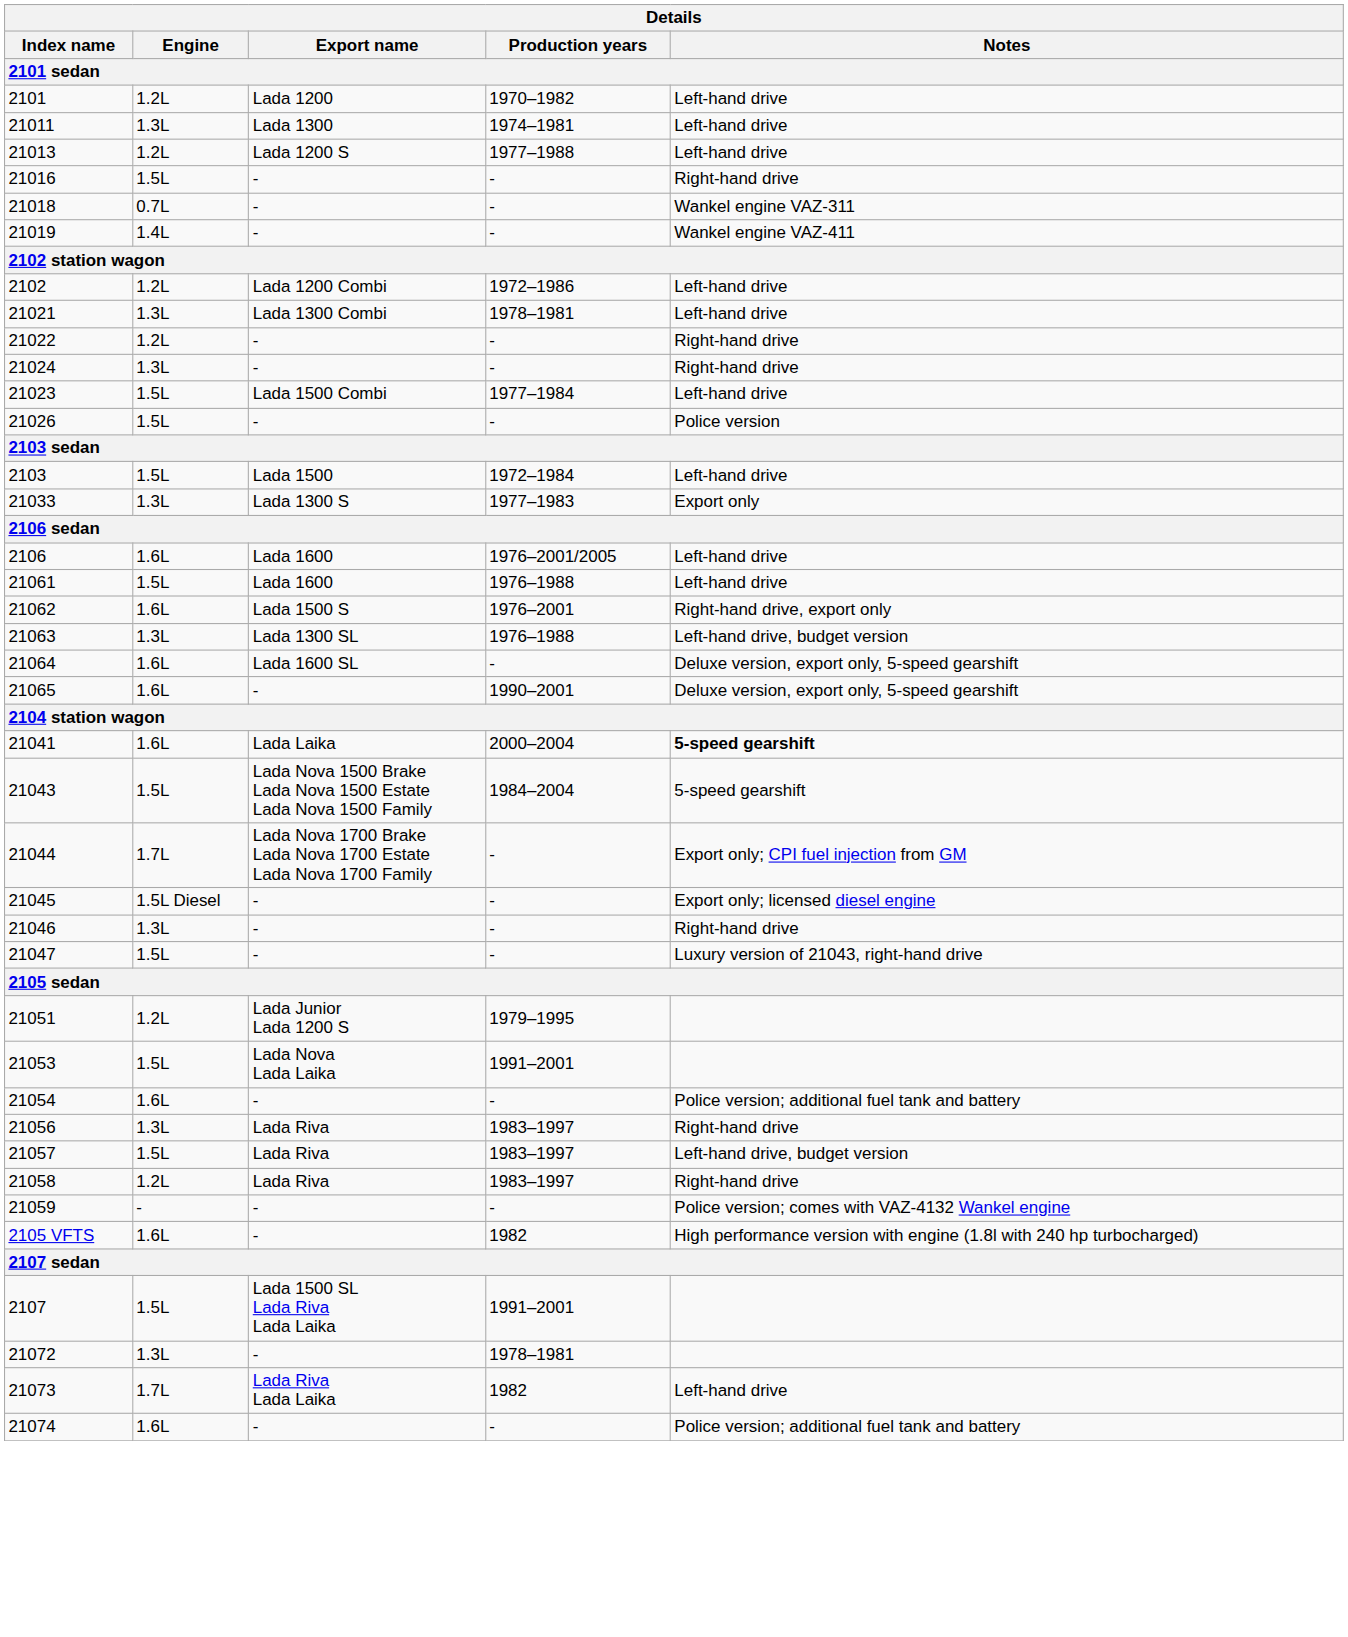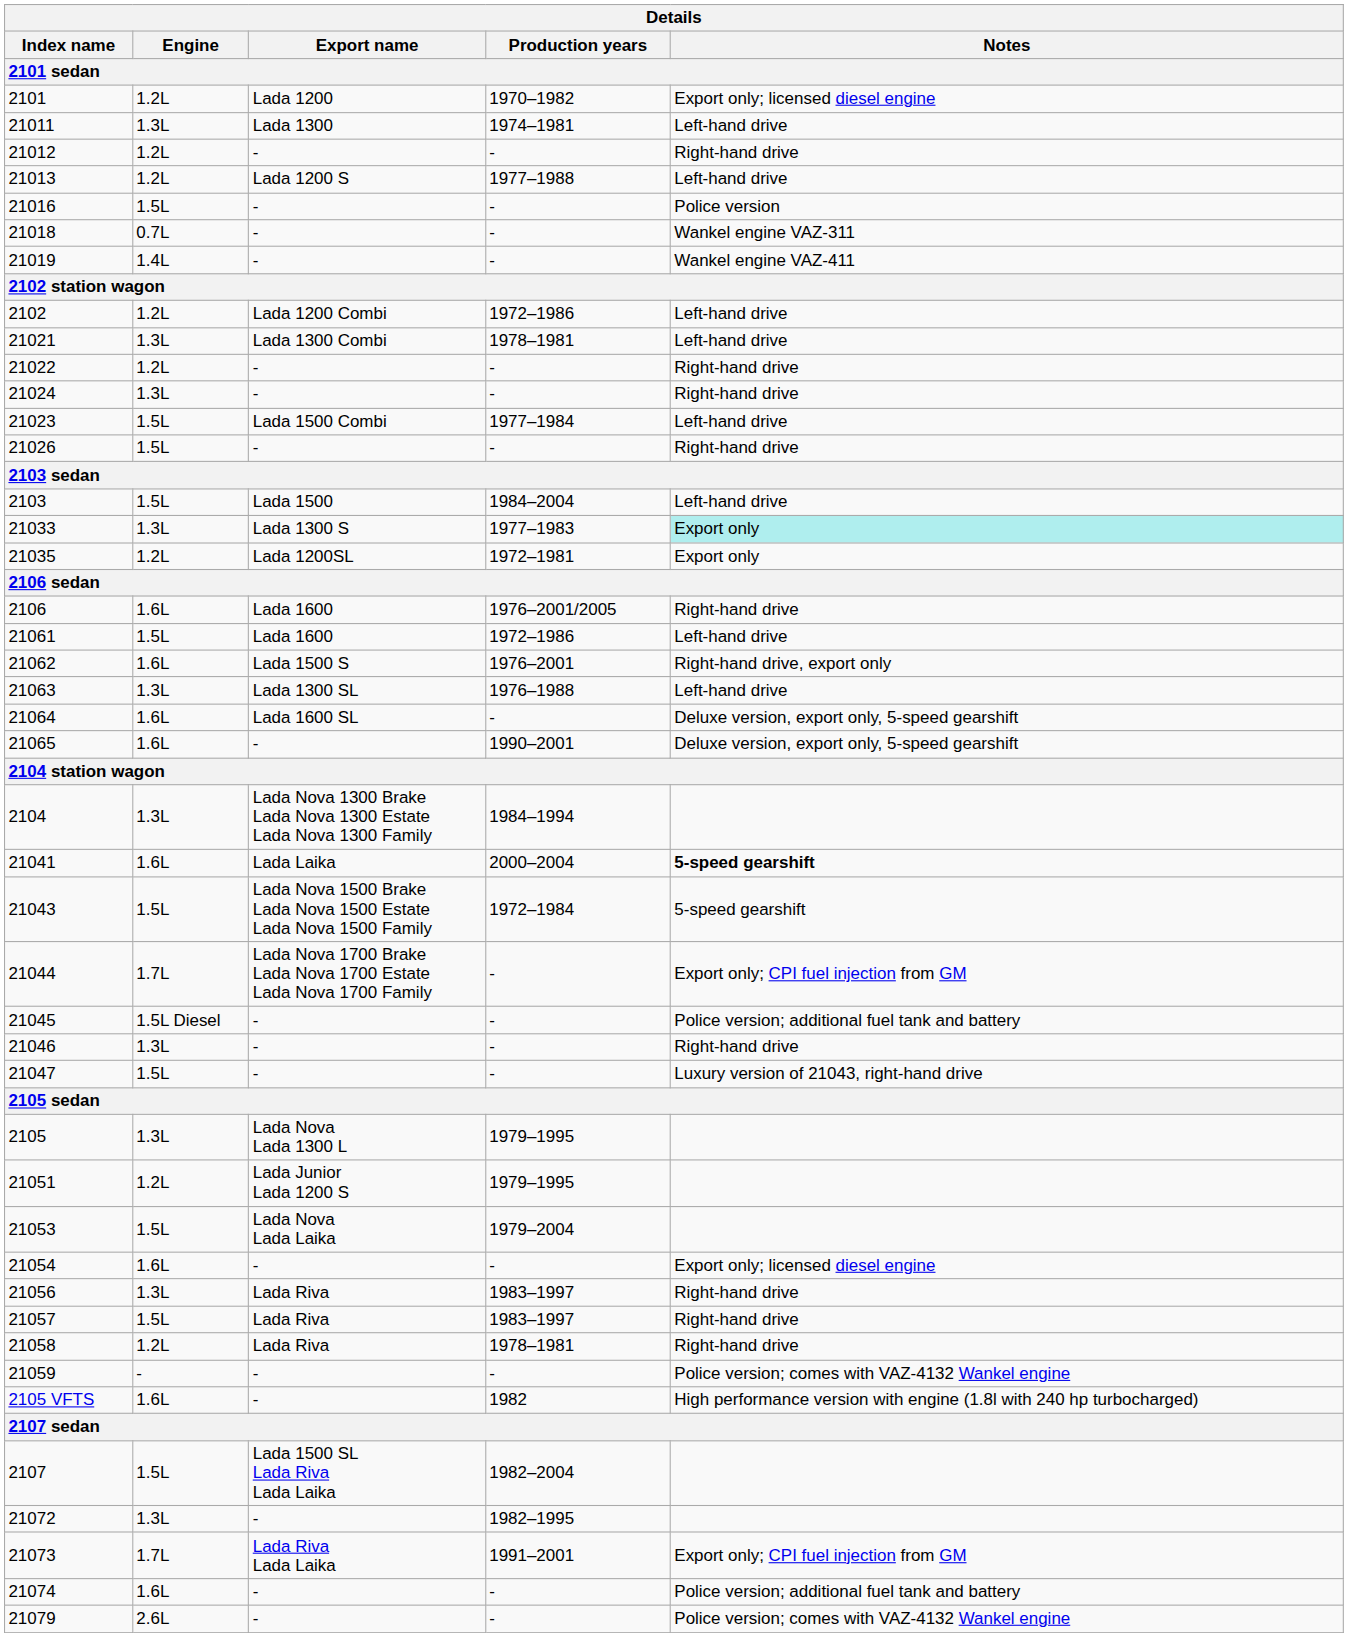(731, 98) Left-hand drive -> (805, 98) Export only; licensed diesel engine
+ row: (32, 152)
(737, 179) Right-hand drive -> (727, 206) Police version
(727, 421) Police version -> (737, 448) Right-hand drive
(532, 475) 1972–1984 -> (532, 502) 1984–2004
(717, 502) no background -> (717, 529) paleturquoise background
+ row: (32, 555)
(731, 555) Left-hand drive -> (737, 609) Right-hand drive
(532, 582) 1976–1988 -> (532, 636) 1972–1986
(791, 636) Left-hand drive, budget version -> (731, 690) Left-hand drive
+ row: (27, 817)
(532, 790) 1984–2004 -> (532, 909) 1972–1984
(805, 901) Export only; licensed diesel engine -> (847, 1020) Police version; additional fuel tank and battery
+ row: (27, 1137)
(532, 1064) 1991–2001 -> (532, 1229) 1979–2004
(847, 1100) Police version; additional fuel tank and battery -> (805, 1265) Export only; licensed diesel engine
(791, 1154) Left-hand drive, budget version -> (737, 1319) Right-hand drive
(532, 1181) 1983–1997 -> (532, 1346) 1978–1981
(532, 1308) 1991–2001 -> (532, 1472) 1982–2004
(532, 1354) 1978–1981 -> (532, 1518) 1982–1995
(508, 1390) 1982 -> (532, 1555) 1991–2001
(731, 1390) Left-hand drive -> (820, 1555) Export only; CPI fuel injection from GM
+ row: (32, 1618)
